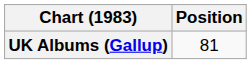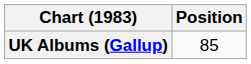(209, 44) 81 -> (209, 44) 85
